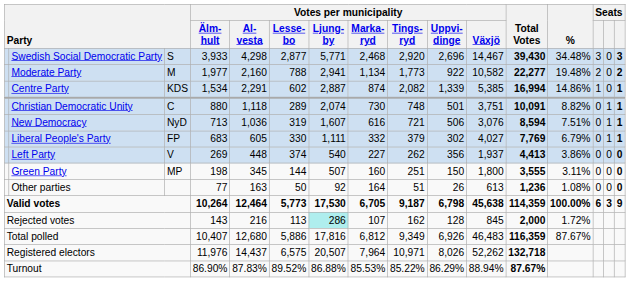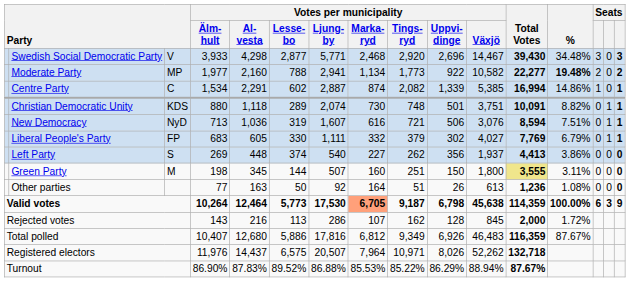(170, 56) S -> (170, 56) V
(171, 72) M -> (175, 72) MP
(573, 72) normal -> (573, 72) bold
(177, 89) KDS -> (171, 89) C
(171, 106) C -> (177, 106) KDS
(170, 155) V -> (170, 155) S
(175, 171) MP -> (171, 171) M
(533, 171) no background -> (533, 171) khaki background
(372, 204) no background -> (372, 204) lightsalmon background
(337, 220) paleturquoise background -> (337, 220) no background
